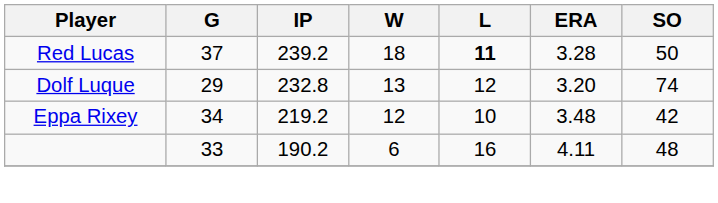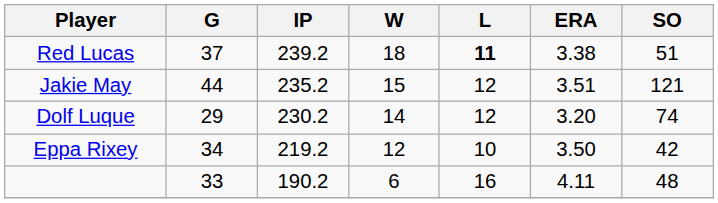(576, 52) 3.28 -> (576, 52) 3.38
(667, 52) 50 -> (667, 52) 51
+ row: (86, 85)
(303, 85) 232.8 -> (303, 117) 230.2
(394, 85) 13 -> (394, 117) 14
(576, 117) 3.48 -> (576, 149) 3.50
